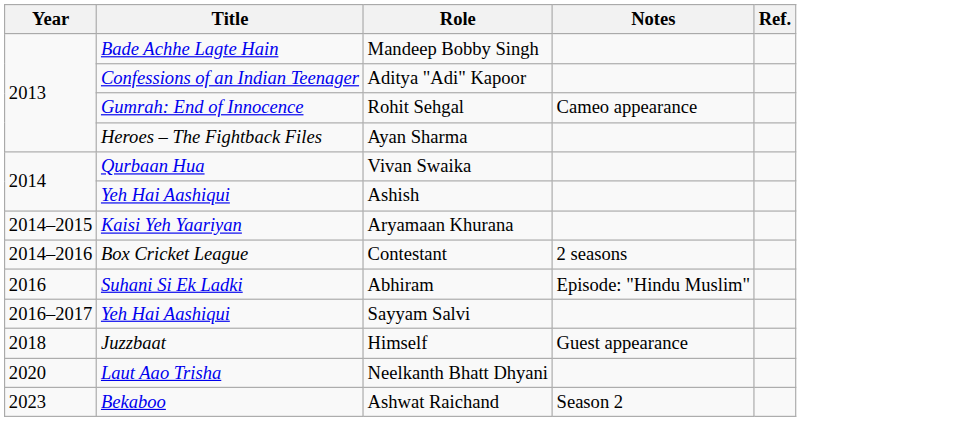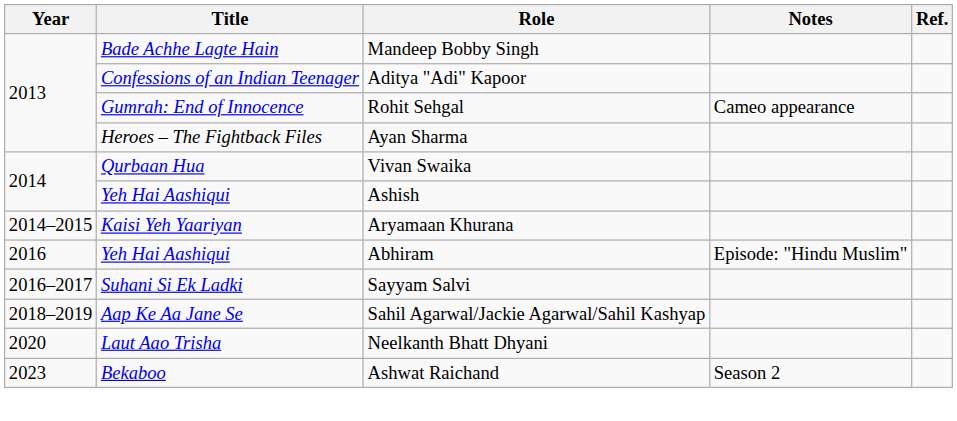- row: (407, 254)
(172, 284) Suhani Si Ek Ladki -> (165, 254) Yeh Hai Aashiqui
(165, 313) Yeh Hai Aashiqui -> (172, 284) Suhani Si Ek Ladki
+ row: (536, 313)
- row: (398, 343)
